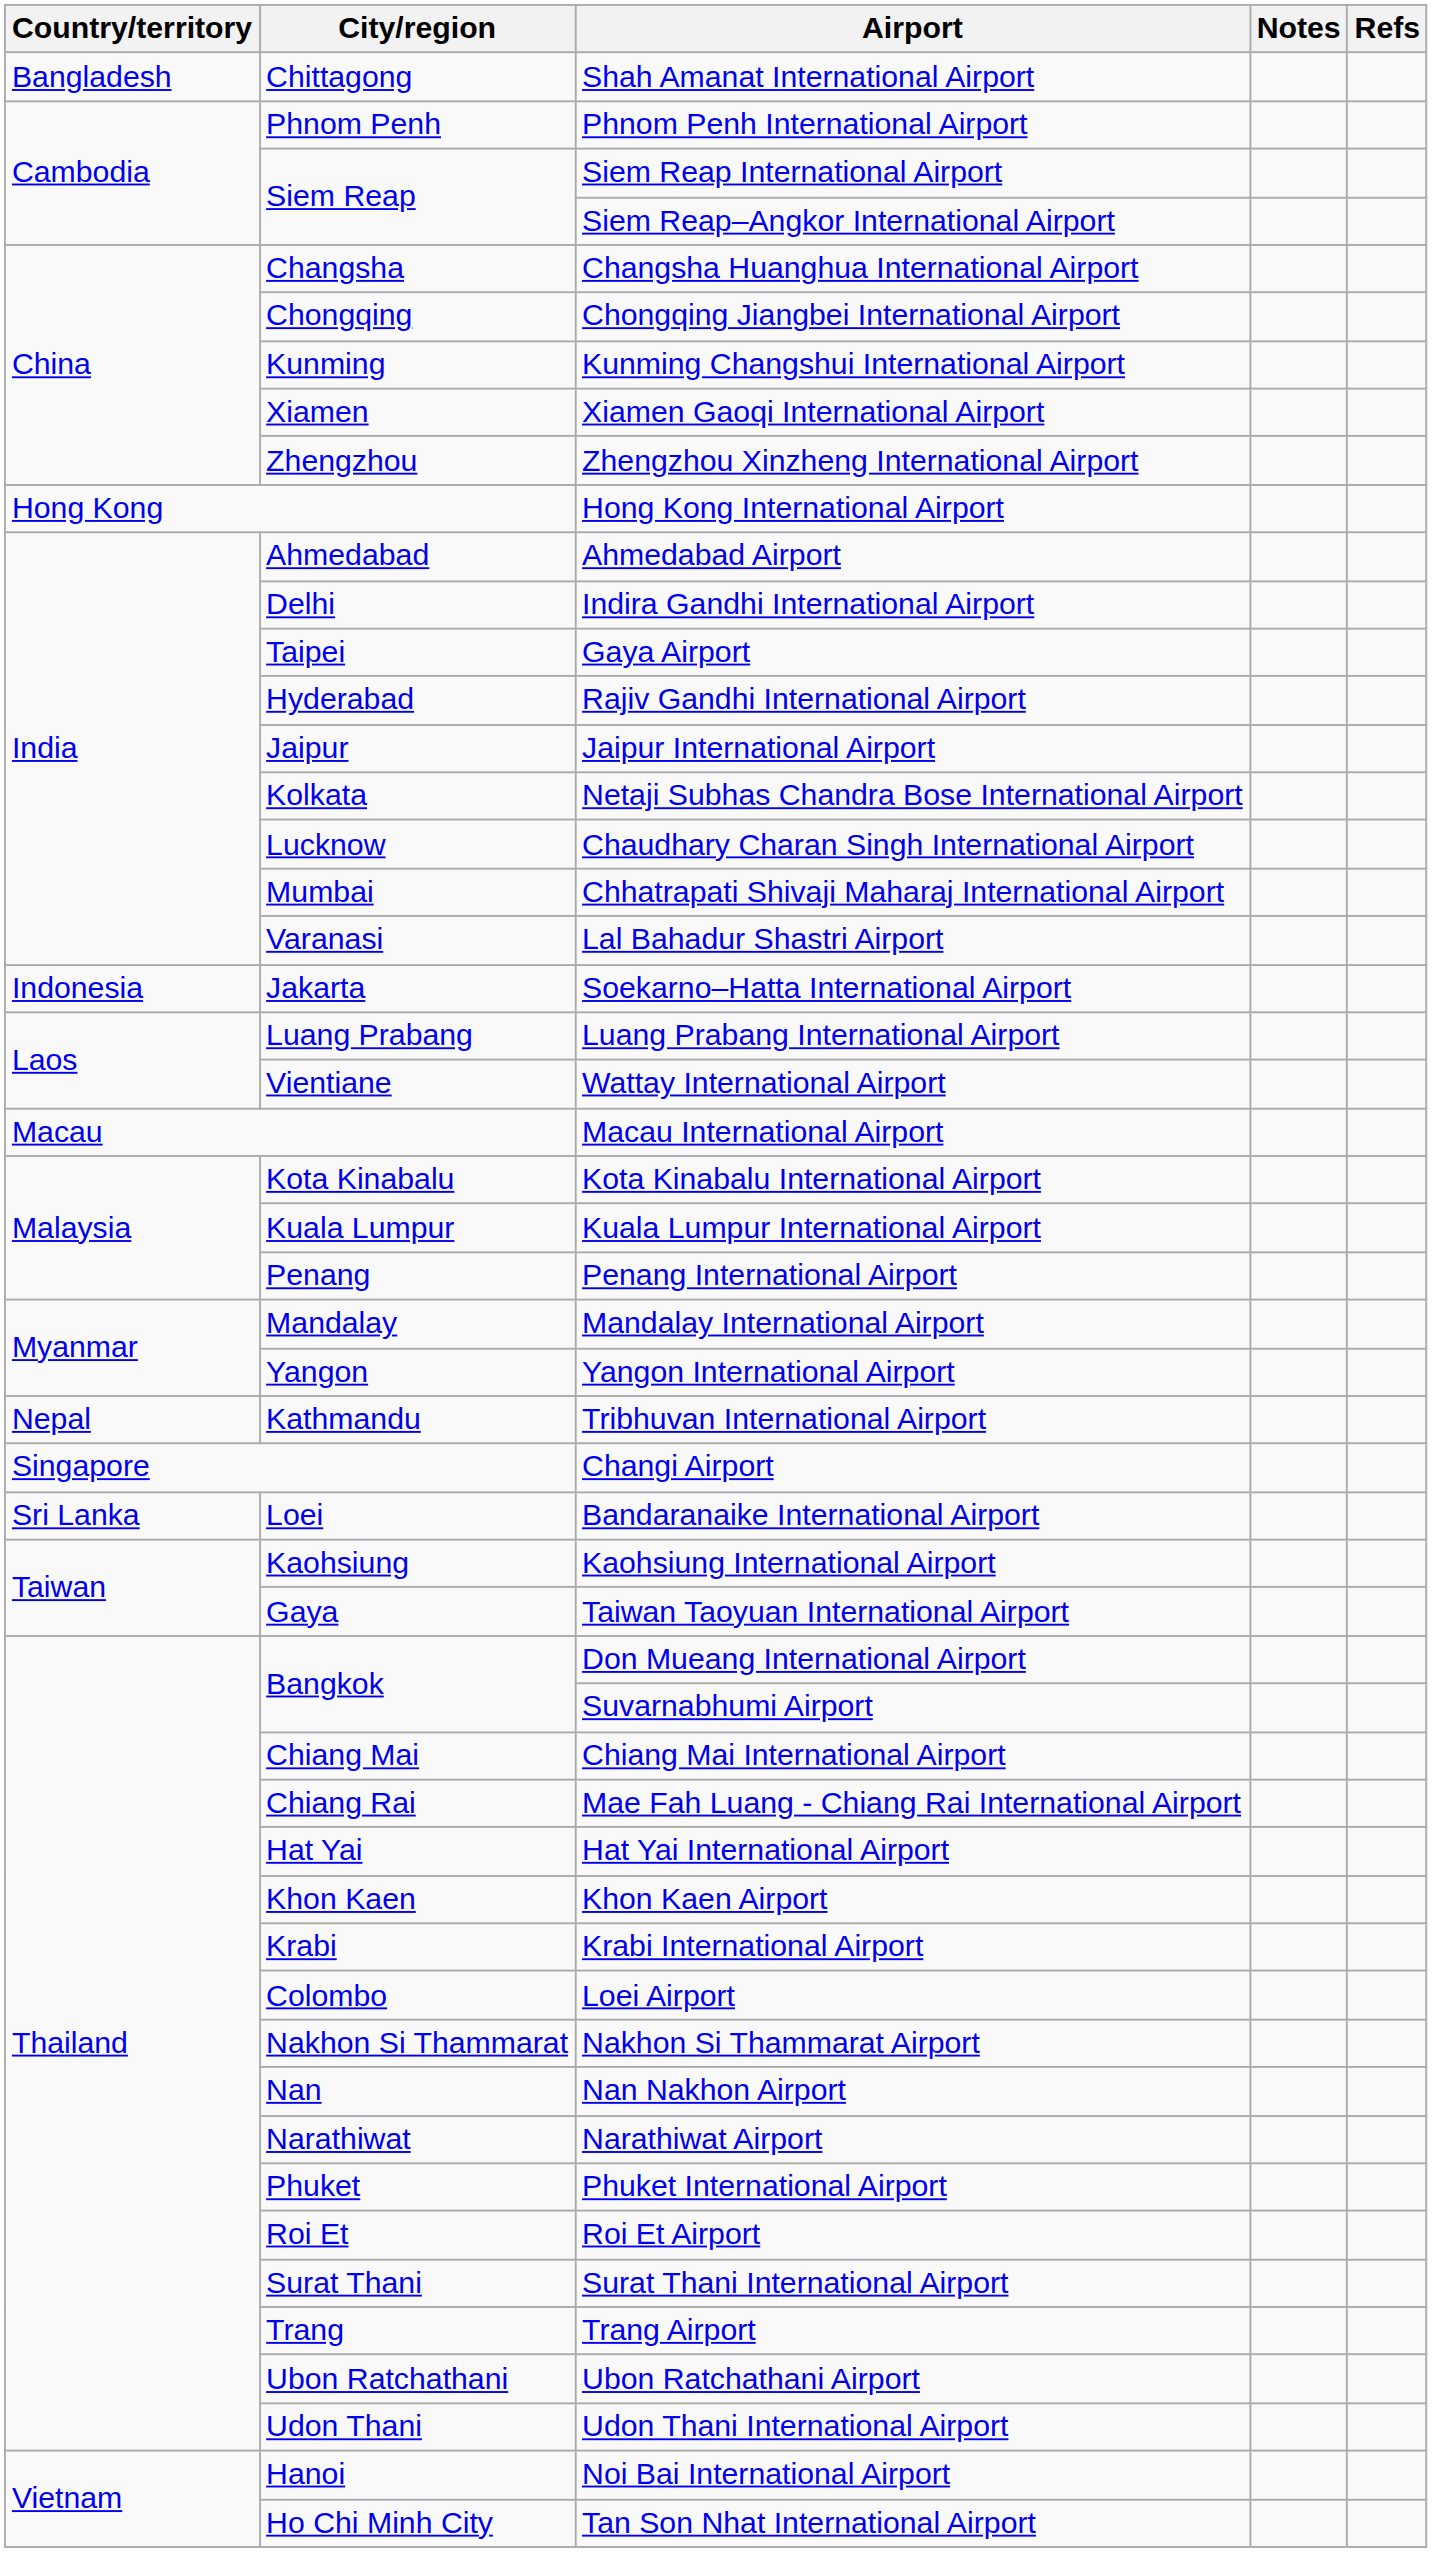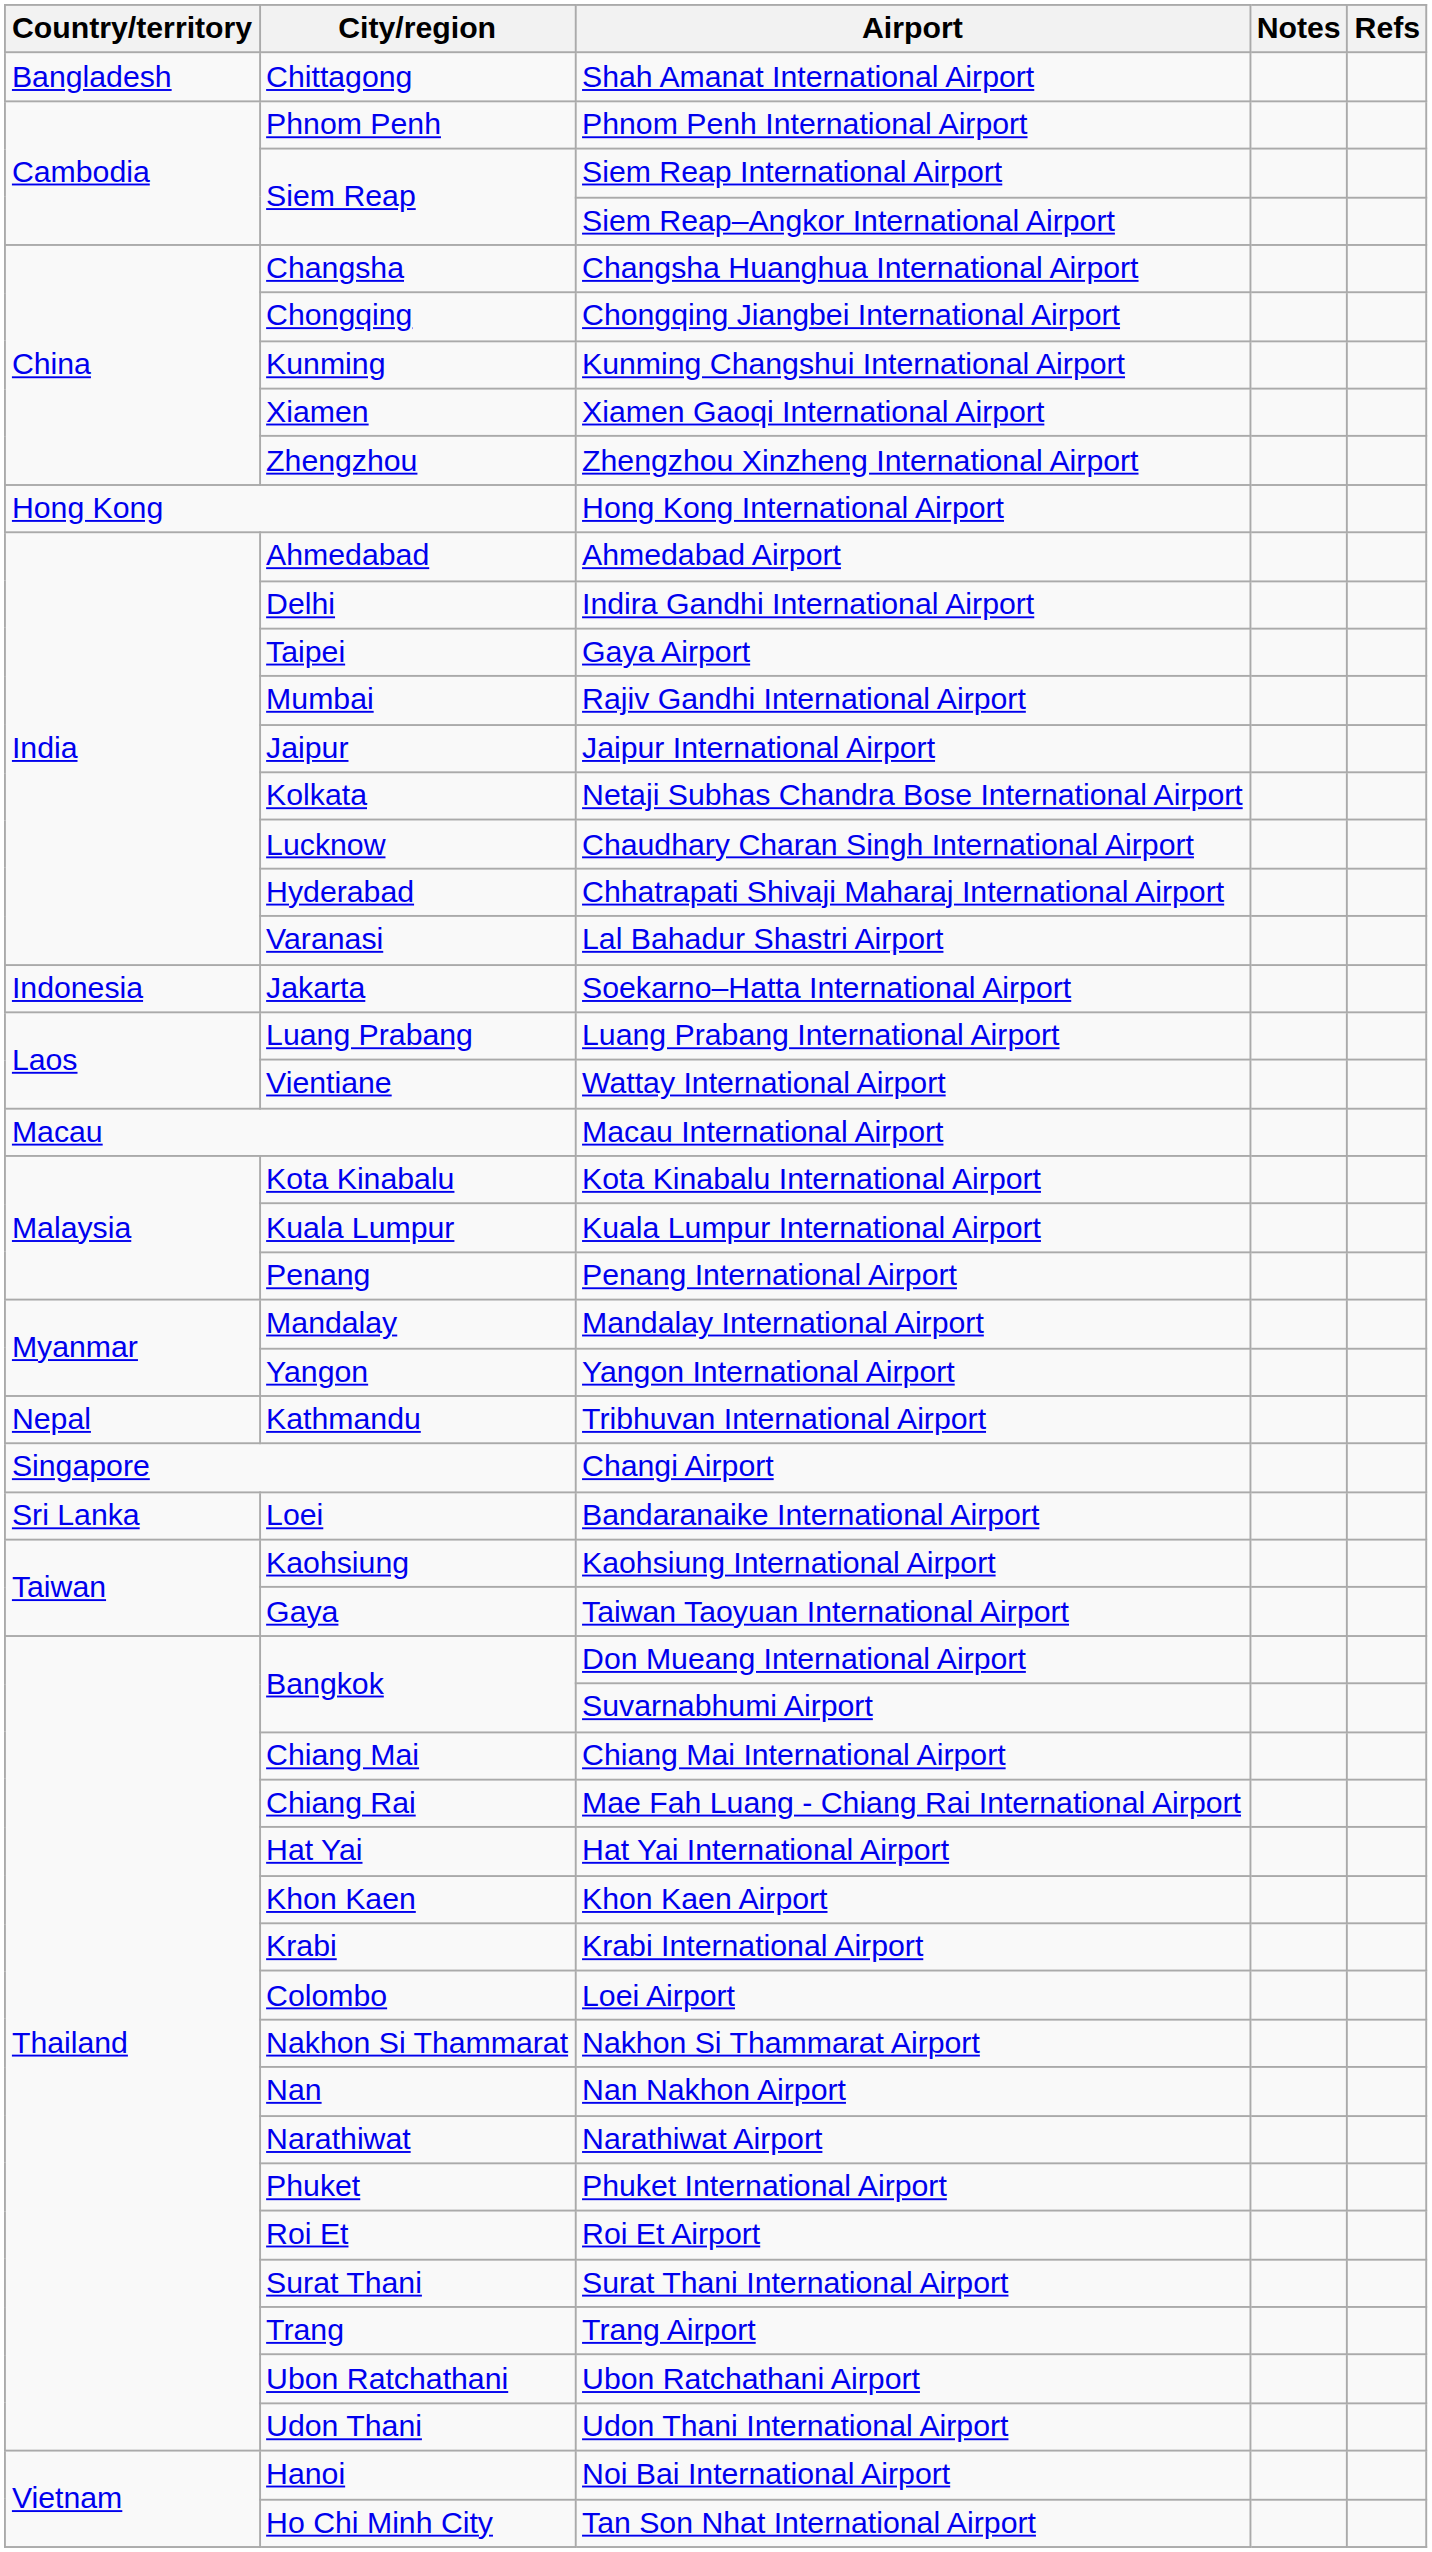(340, 699) Hyderabad -> (320, 699) Mumbai
(320, 891) Mumbai -> (340, 891) Hyderabad
